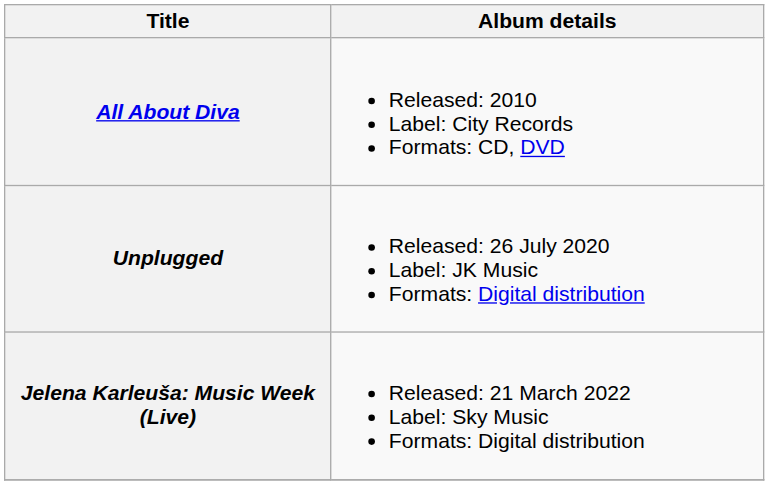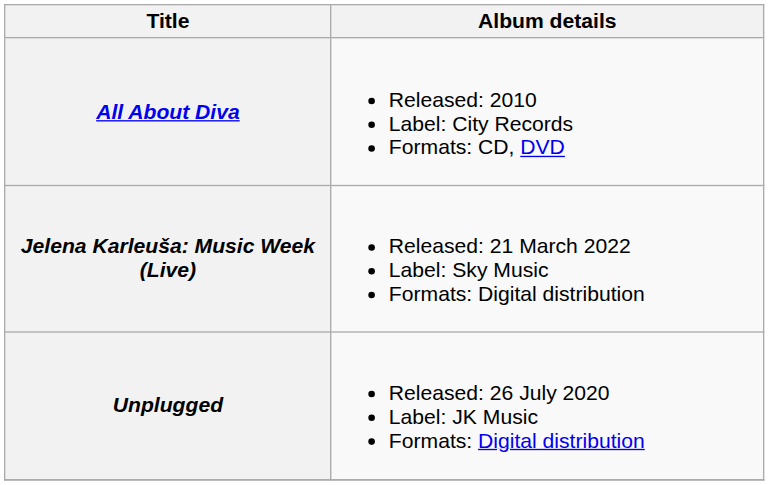rows swapped: (168, 258) <-> (168, 405)
